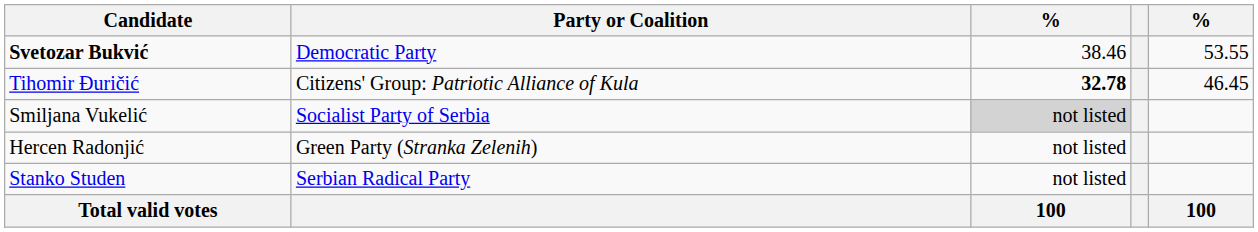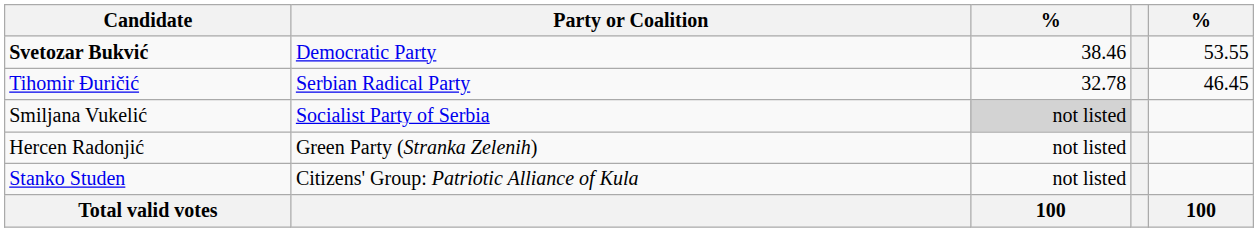(467, 83) Citizens' Group: Patriotic Alliance of Kula -> (383, 83) Serbian Radical Party
(1104, 83) bold -> (1104, 83) normal
(383, 178) Serbian Radical Party -> (467, 178) Citizens' Group: Patriotic Alliance of Kula
